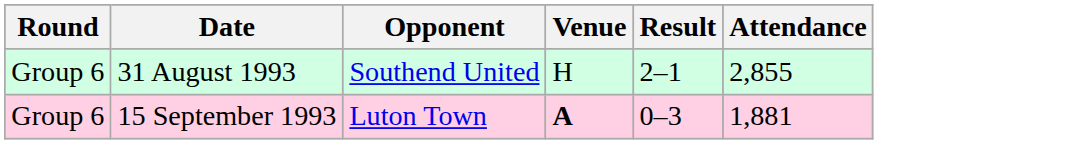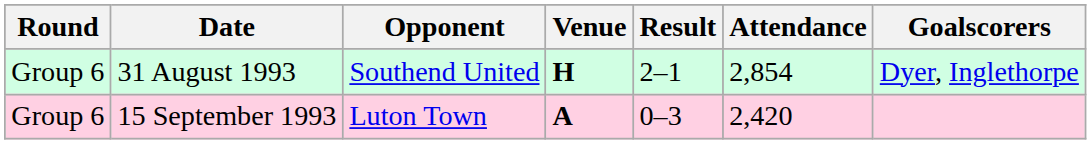+ column: (979, 26)
(563, 71) normal -> (563, 71) bold
(761, 71) 2,855 -> (761, 71) 2,854
(761, 116) 1,881 -> (761, 116) 2,420
